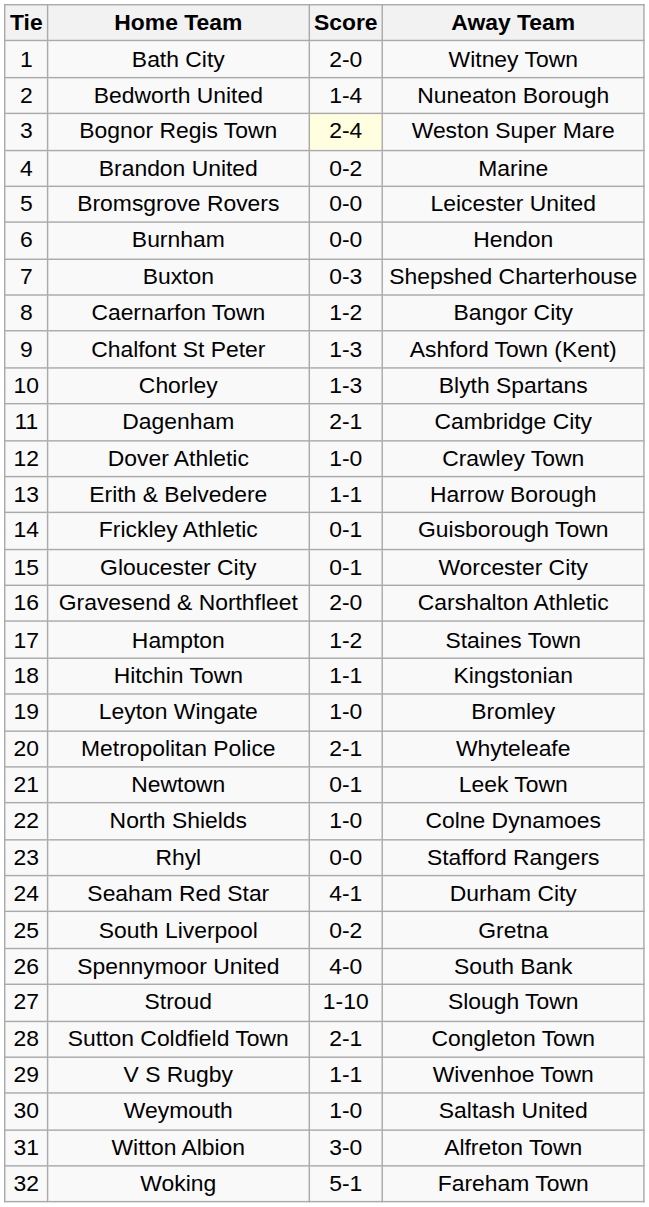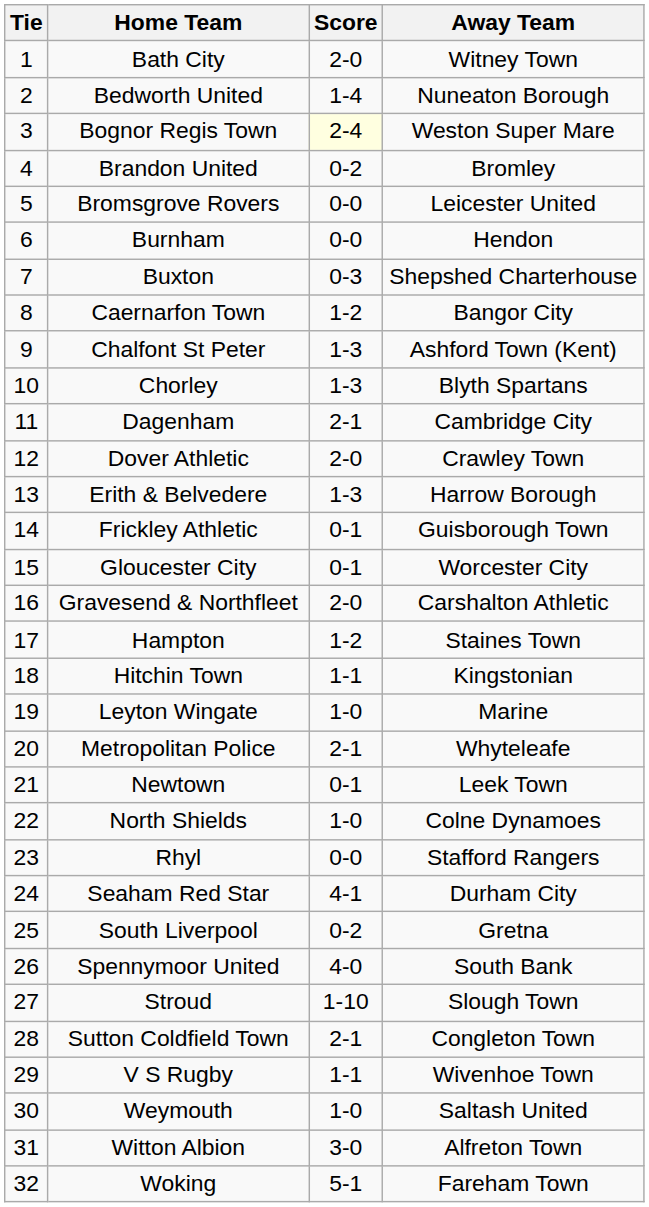(513, 167) Marine -> (513, 167) Bromley
(346, 458) 1-0 -> (346, 458) 2-0
(346, 494) 1-1 -> (346, 494) 1-3
(513, 712) Bromley -> (513, 712) Marine
